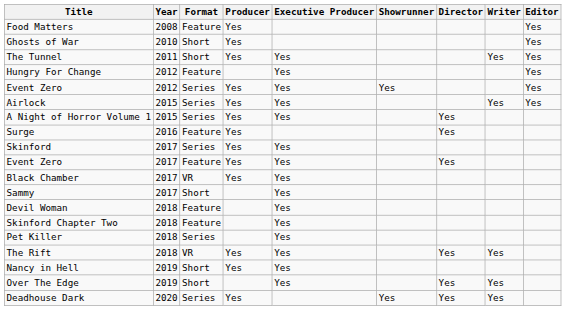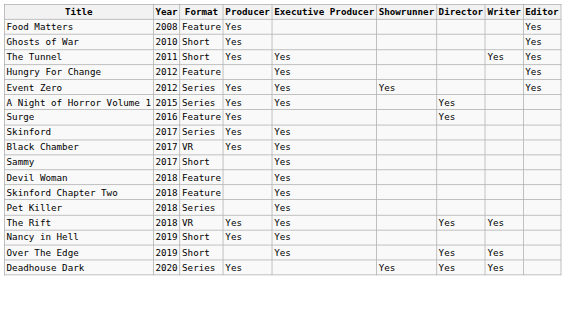- row: (26, 102)
- row: (34, 162)
